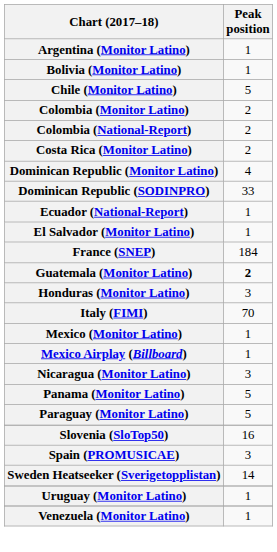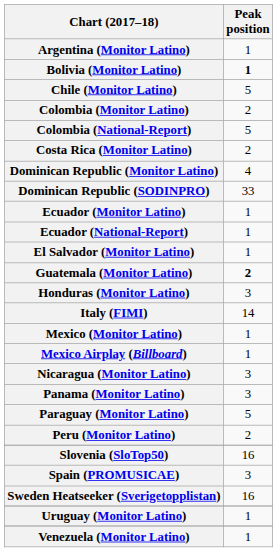(248, 69) normal -> (248, 69) bold
(248, 130) 2 -> (248, 130) 5
+ row: (114, 211)
- row: (114, 252)
(248, 313) 70 -> (248, 313) 14
(248, 394) 5 -> (248, 394) 3
+ row: (114, 435)
(248, 475) 14 -> (248, 495) 16
